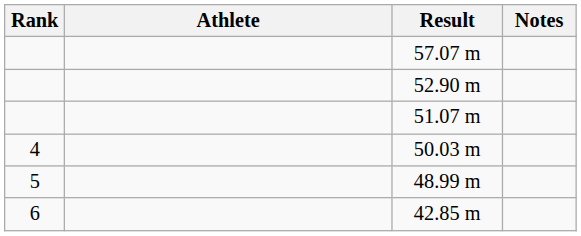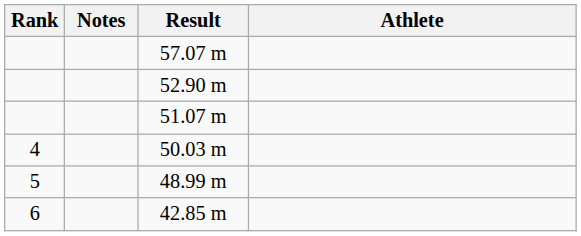columns swapped: (228, 20) <-> (539, 20)
